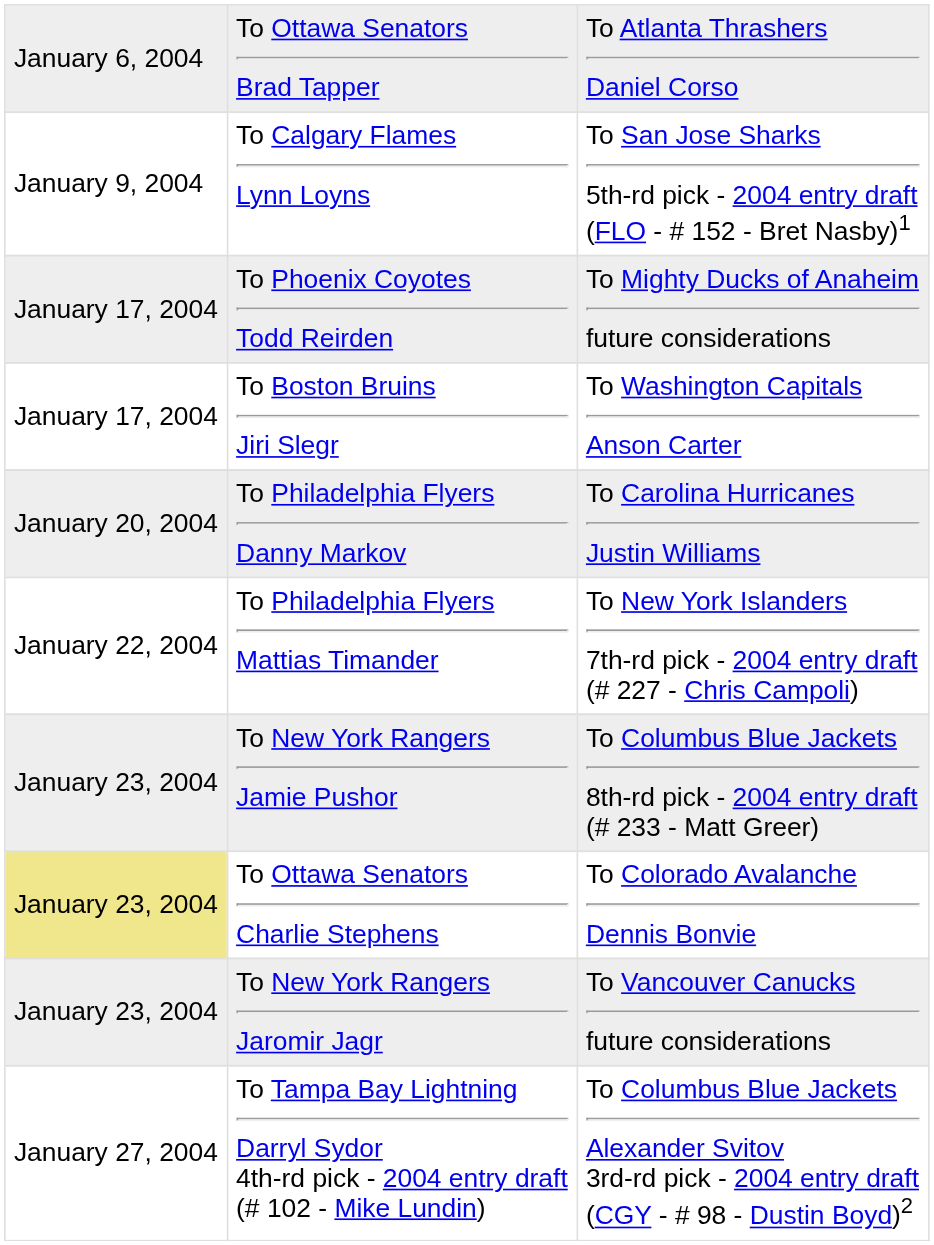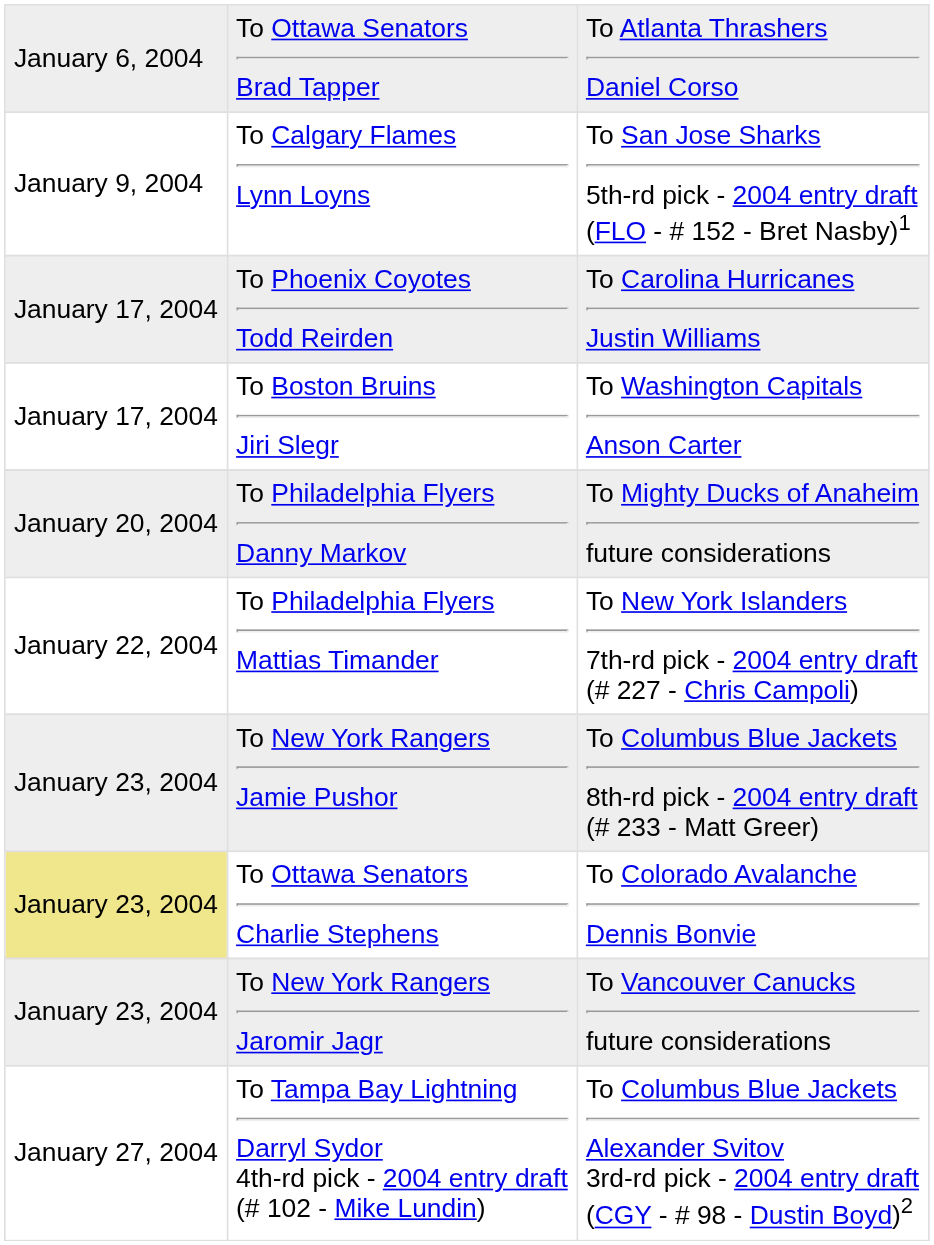(752, 309) To Mighty Ducks of Anaheim future considerations -> (752, 309) To Carolina Hurricanes Justin Williams
(752, 523) To Carolina Hurricanes Justin Williams -> (752, 523) To Mighty Ducks of Anaheim future considerations
